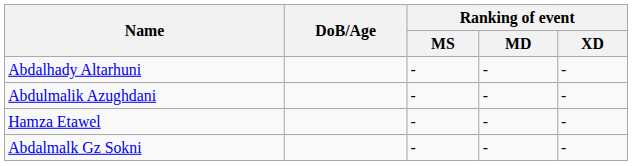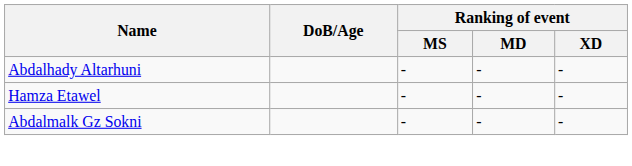- row: (82, 95)
